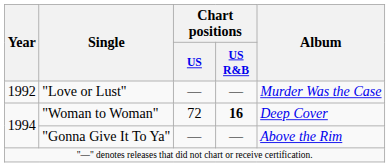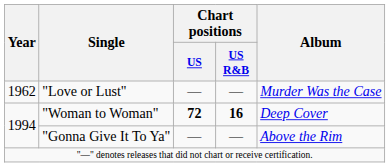(22, 92) 1992 -> (22, 92) 1962
(194, 114) normal -> (194, 114) bold
